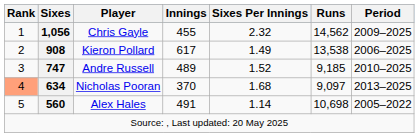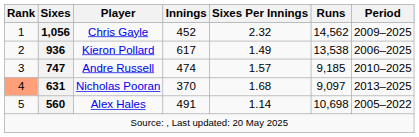(186, 31) 455 -> (186, 31) 452
(56, 50) 908 -> (56, 50) 936
(186, 68) 489 -> (186, 68) 474
(260, 68) 1.52 -> (260, 68) 1.57
(56, 86) 634 -> (56, 86) 631
